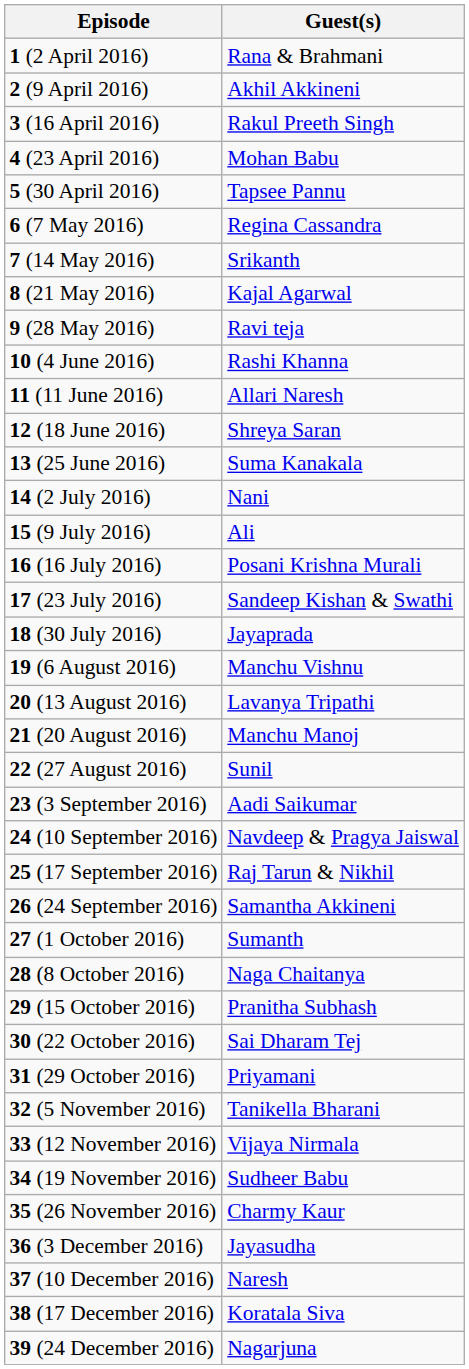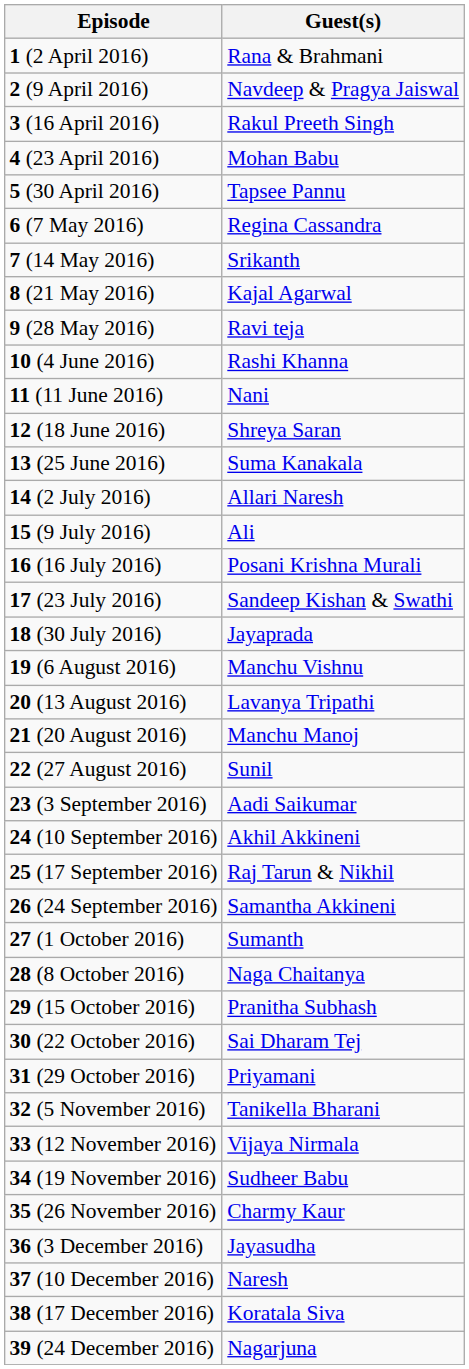(294, 89) Akhil Akkineni -> (343, 89) Navdeep & Pragya Jaiswal
(285, 395) Allari Naresh -> (248, 395) Nani
(248, 497) Nani -> (285, 497) Allari Naresh
(343, 837) Navdeep & Pragya Jaiswal -> (294, 837) Akhil Akkineni
